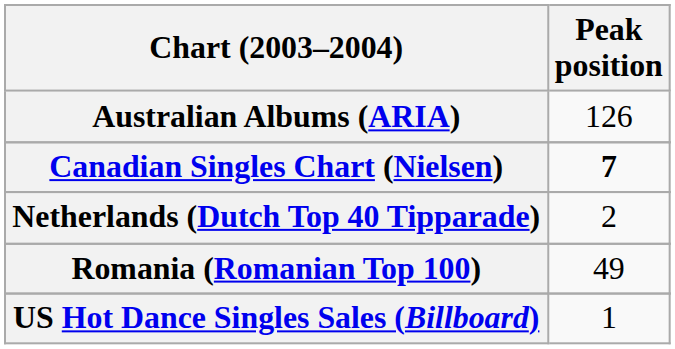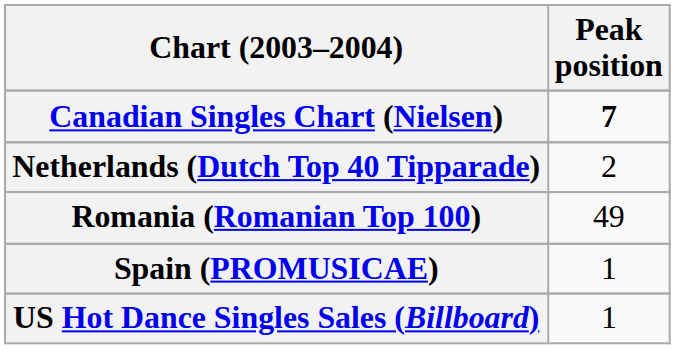- row: (276, 116)
+ row: (276, 267)
